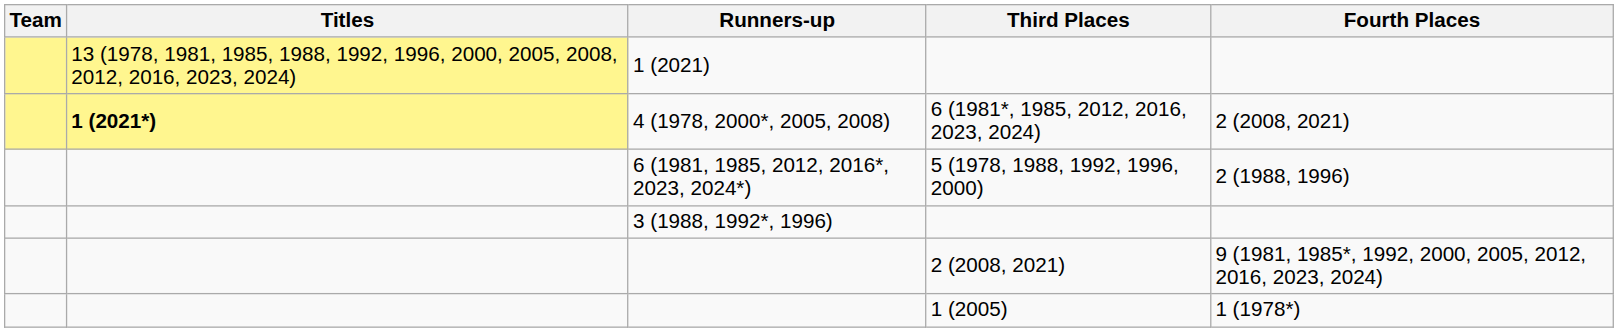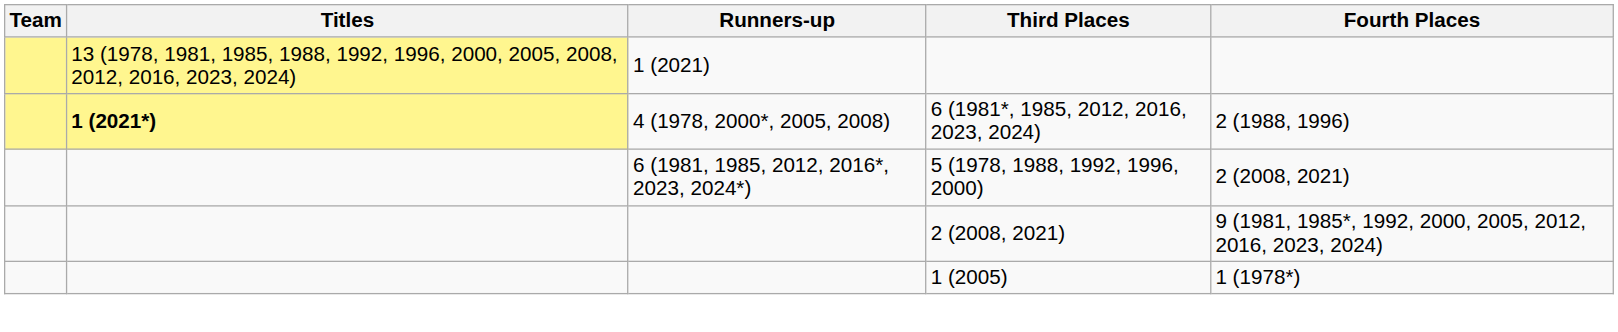(1283, 121) 2 (2008, 2021) -> (1283, 121) 2 (1988, 1996)
(1283, 177) 2 (1988, 1996) -> (1283, 177) 2 (2008, 2021)
- row: (733, 221)
